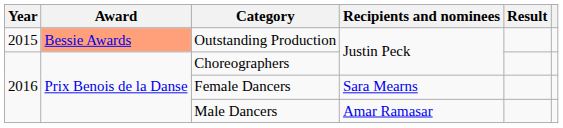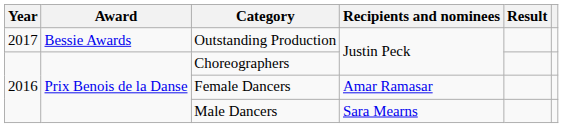(23, 39) 2015 -> (23, 39) 2017
(88, 39) lightsalmon background -> (88, 39) no background
(380, 87) Sara Mearns -> (388, 87) Amar Ramasar
(388, 110) Amar Ramasar -> (380, 110) Sara Mearns
